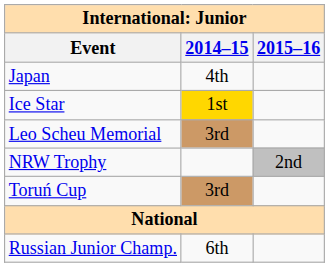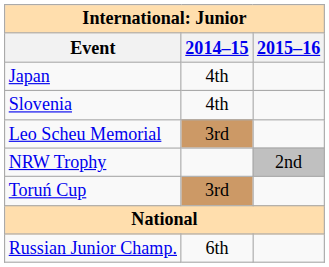+ row: (40, 104)
- row: (37, 104)
